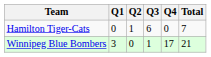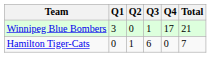rows swapped: (57, 44) <-> (48, 28)
